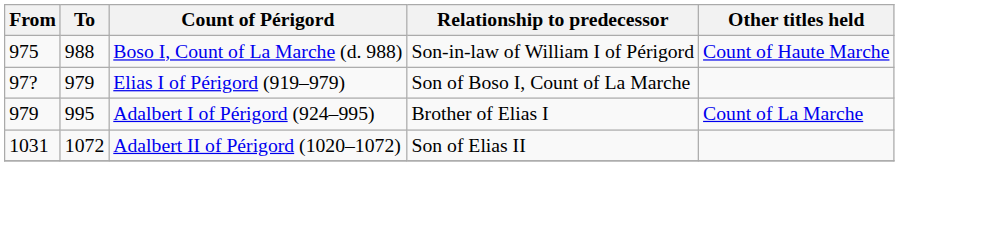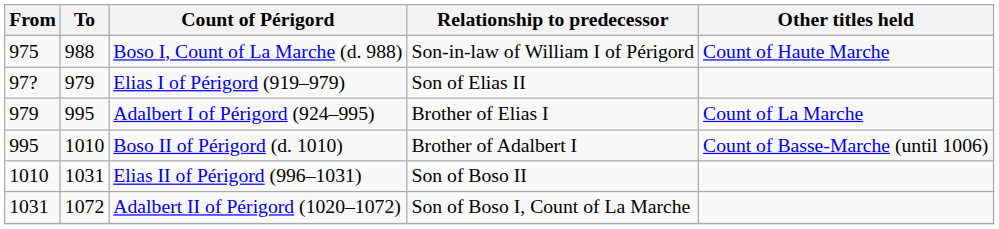(551, 82) Son of Boso I, Count of La Marche -> (469, 82) Son of Elias II
+ row: (228, 144)
+ row: (237, 176)
(469, 144) Son of Elias II -> (551, 207) Son of Boso I, Count of La Marche
